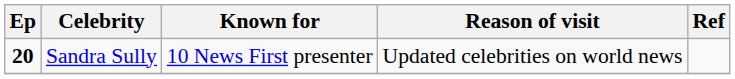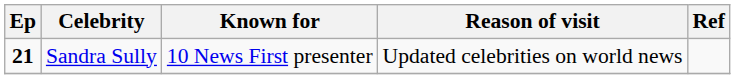(23, 55) 20 -> (23, 55) 21
